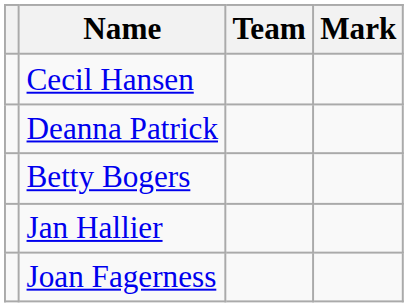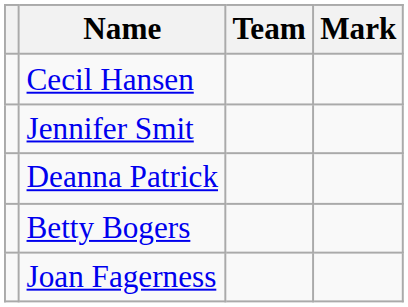+ row: (110, 128)
- row: (95, 227)
